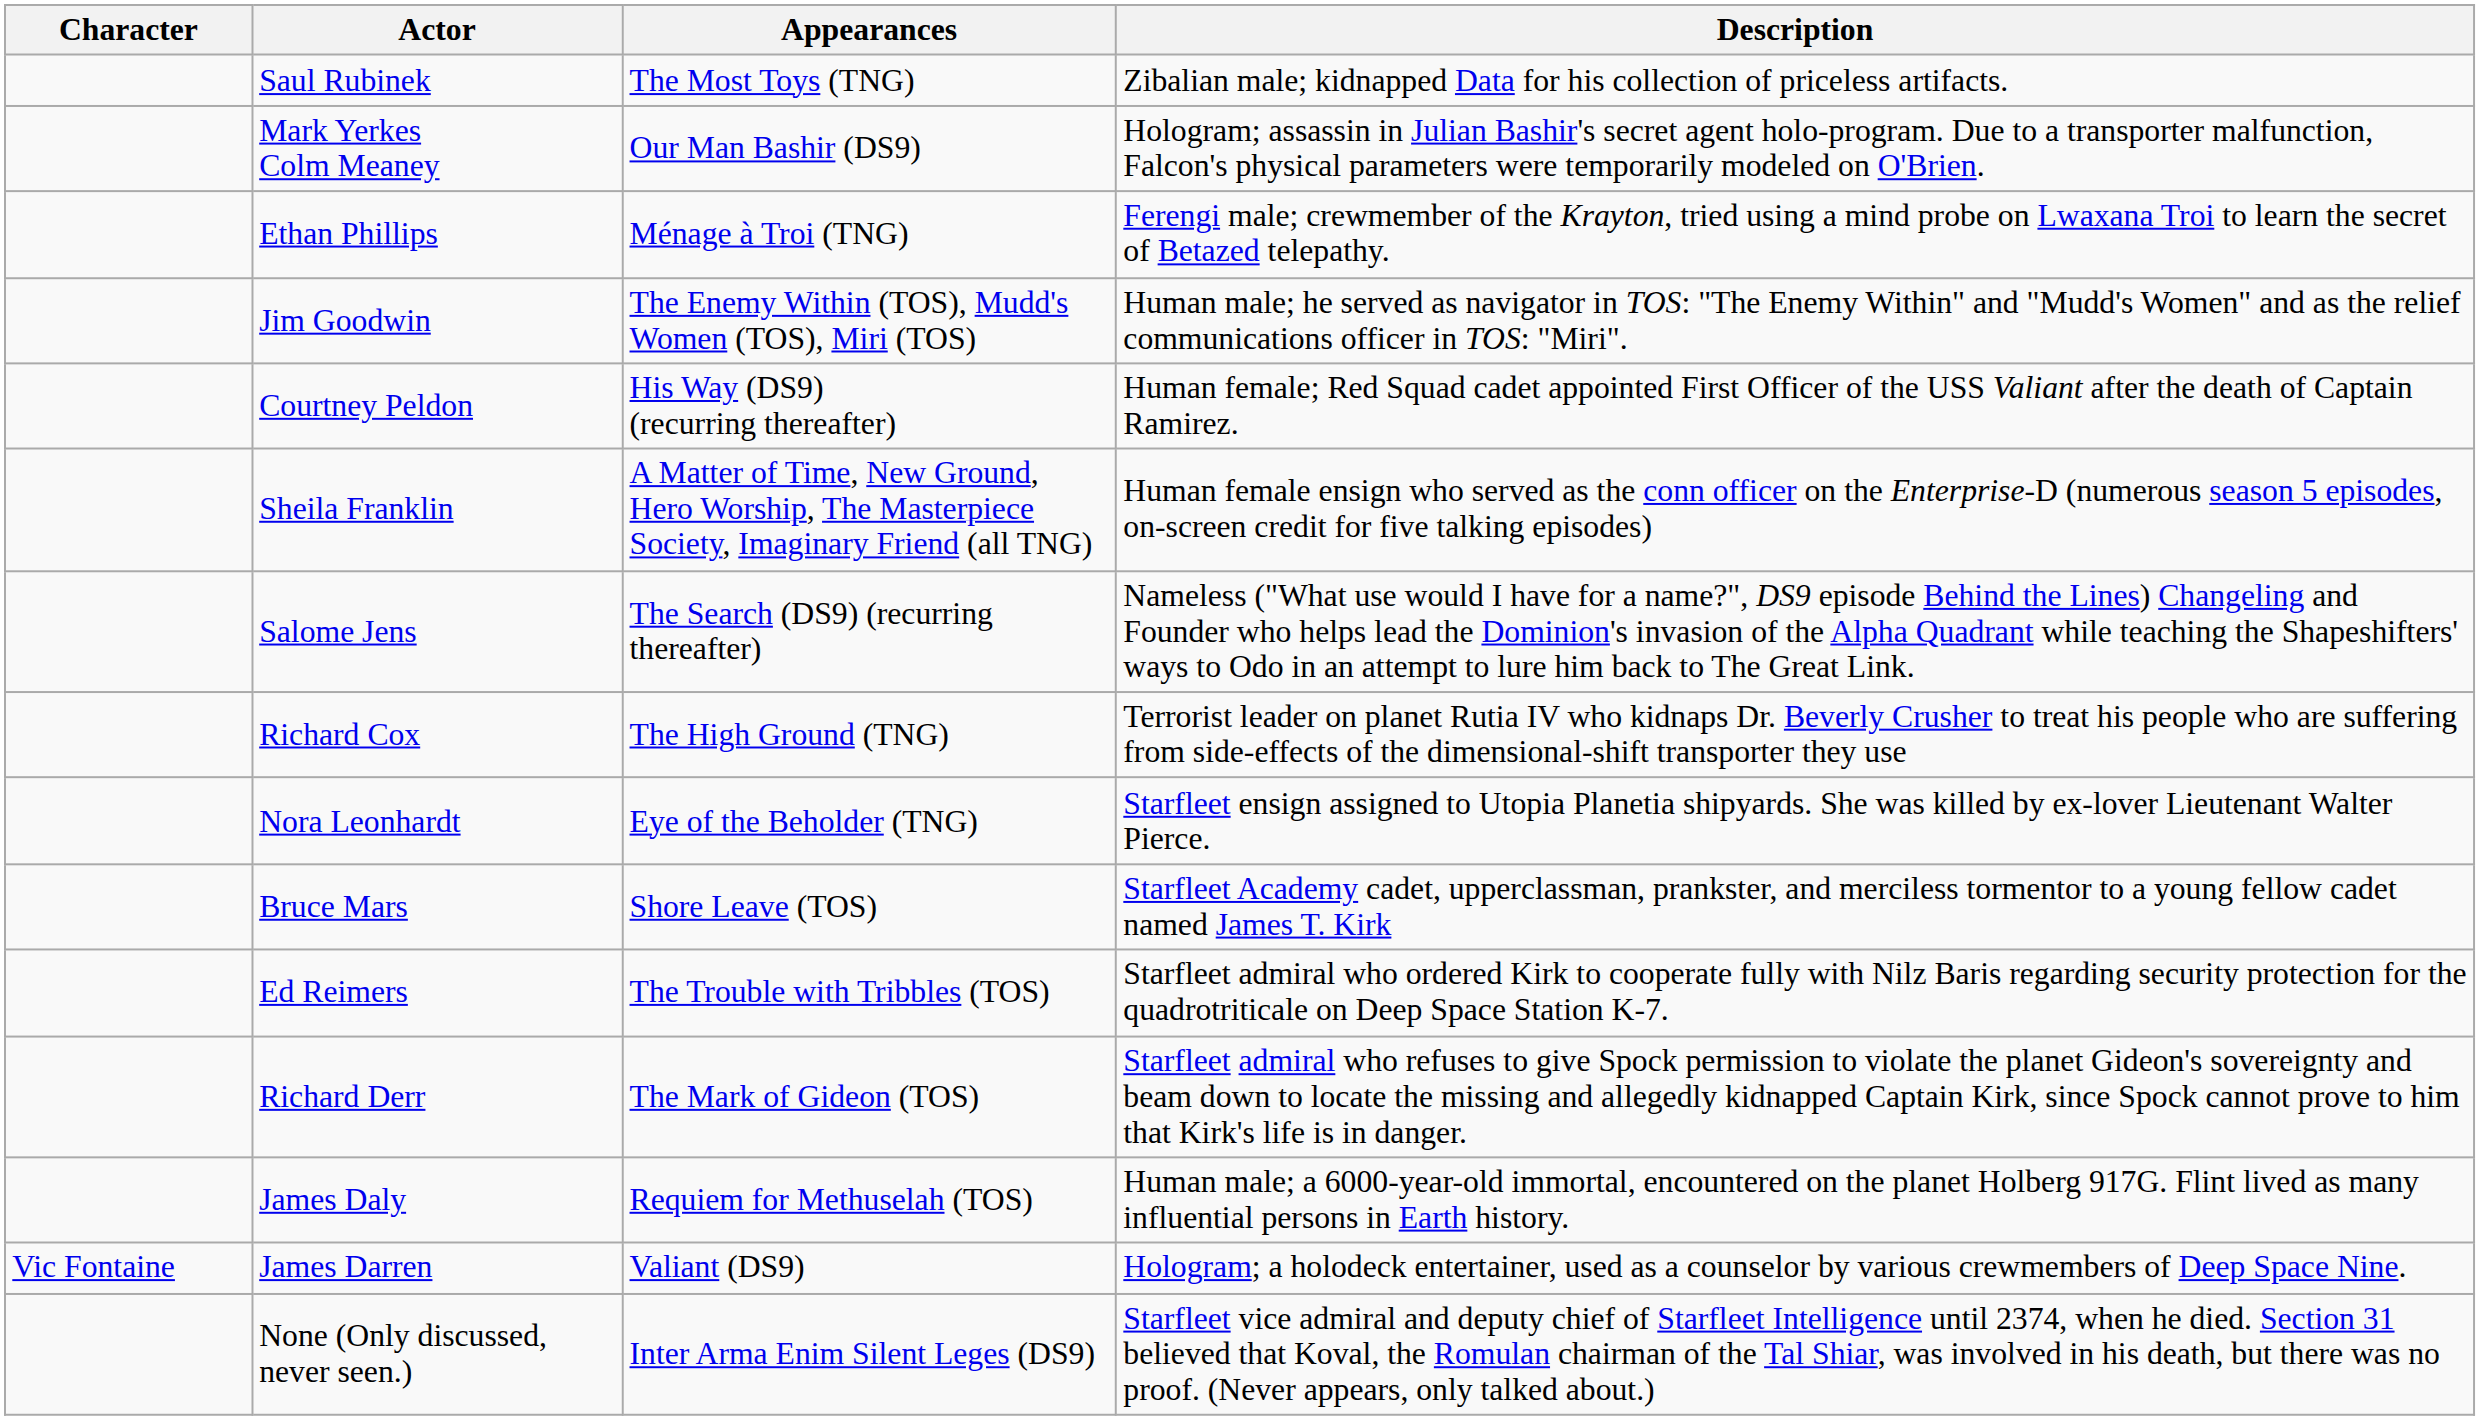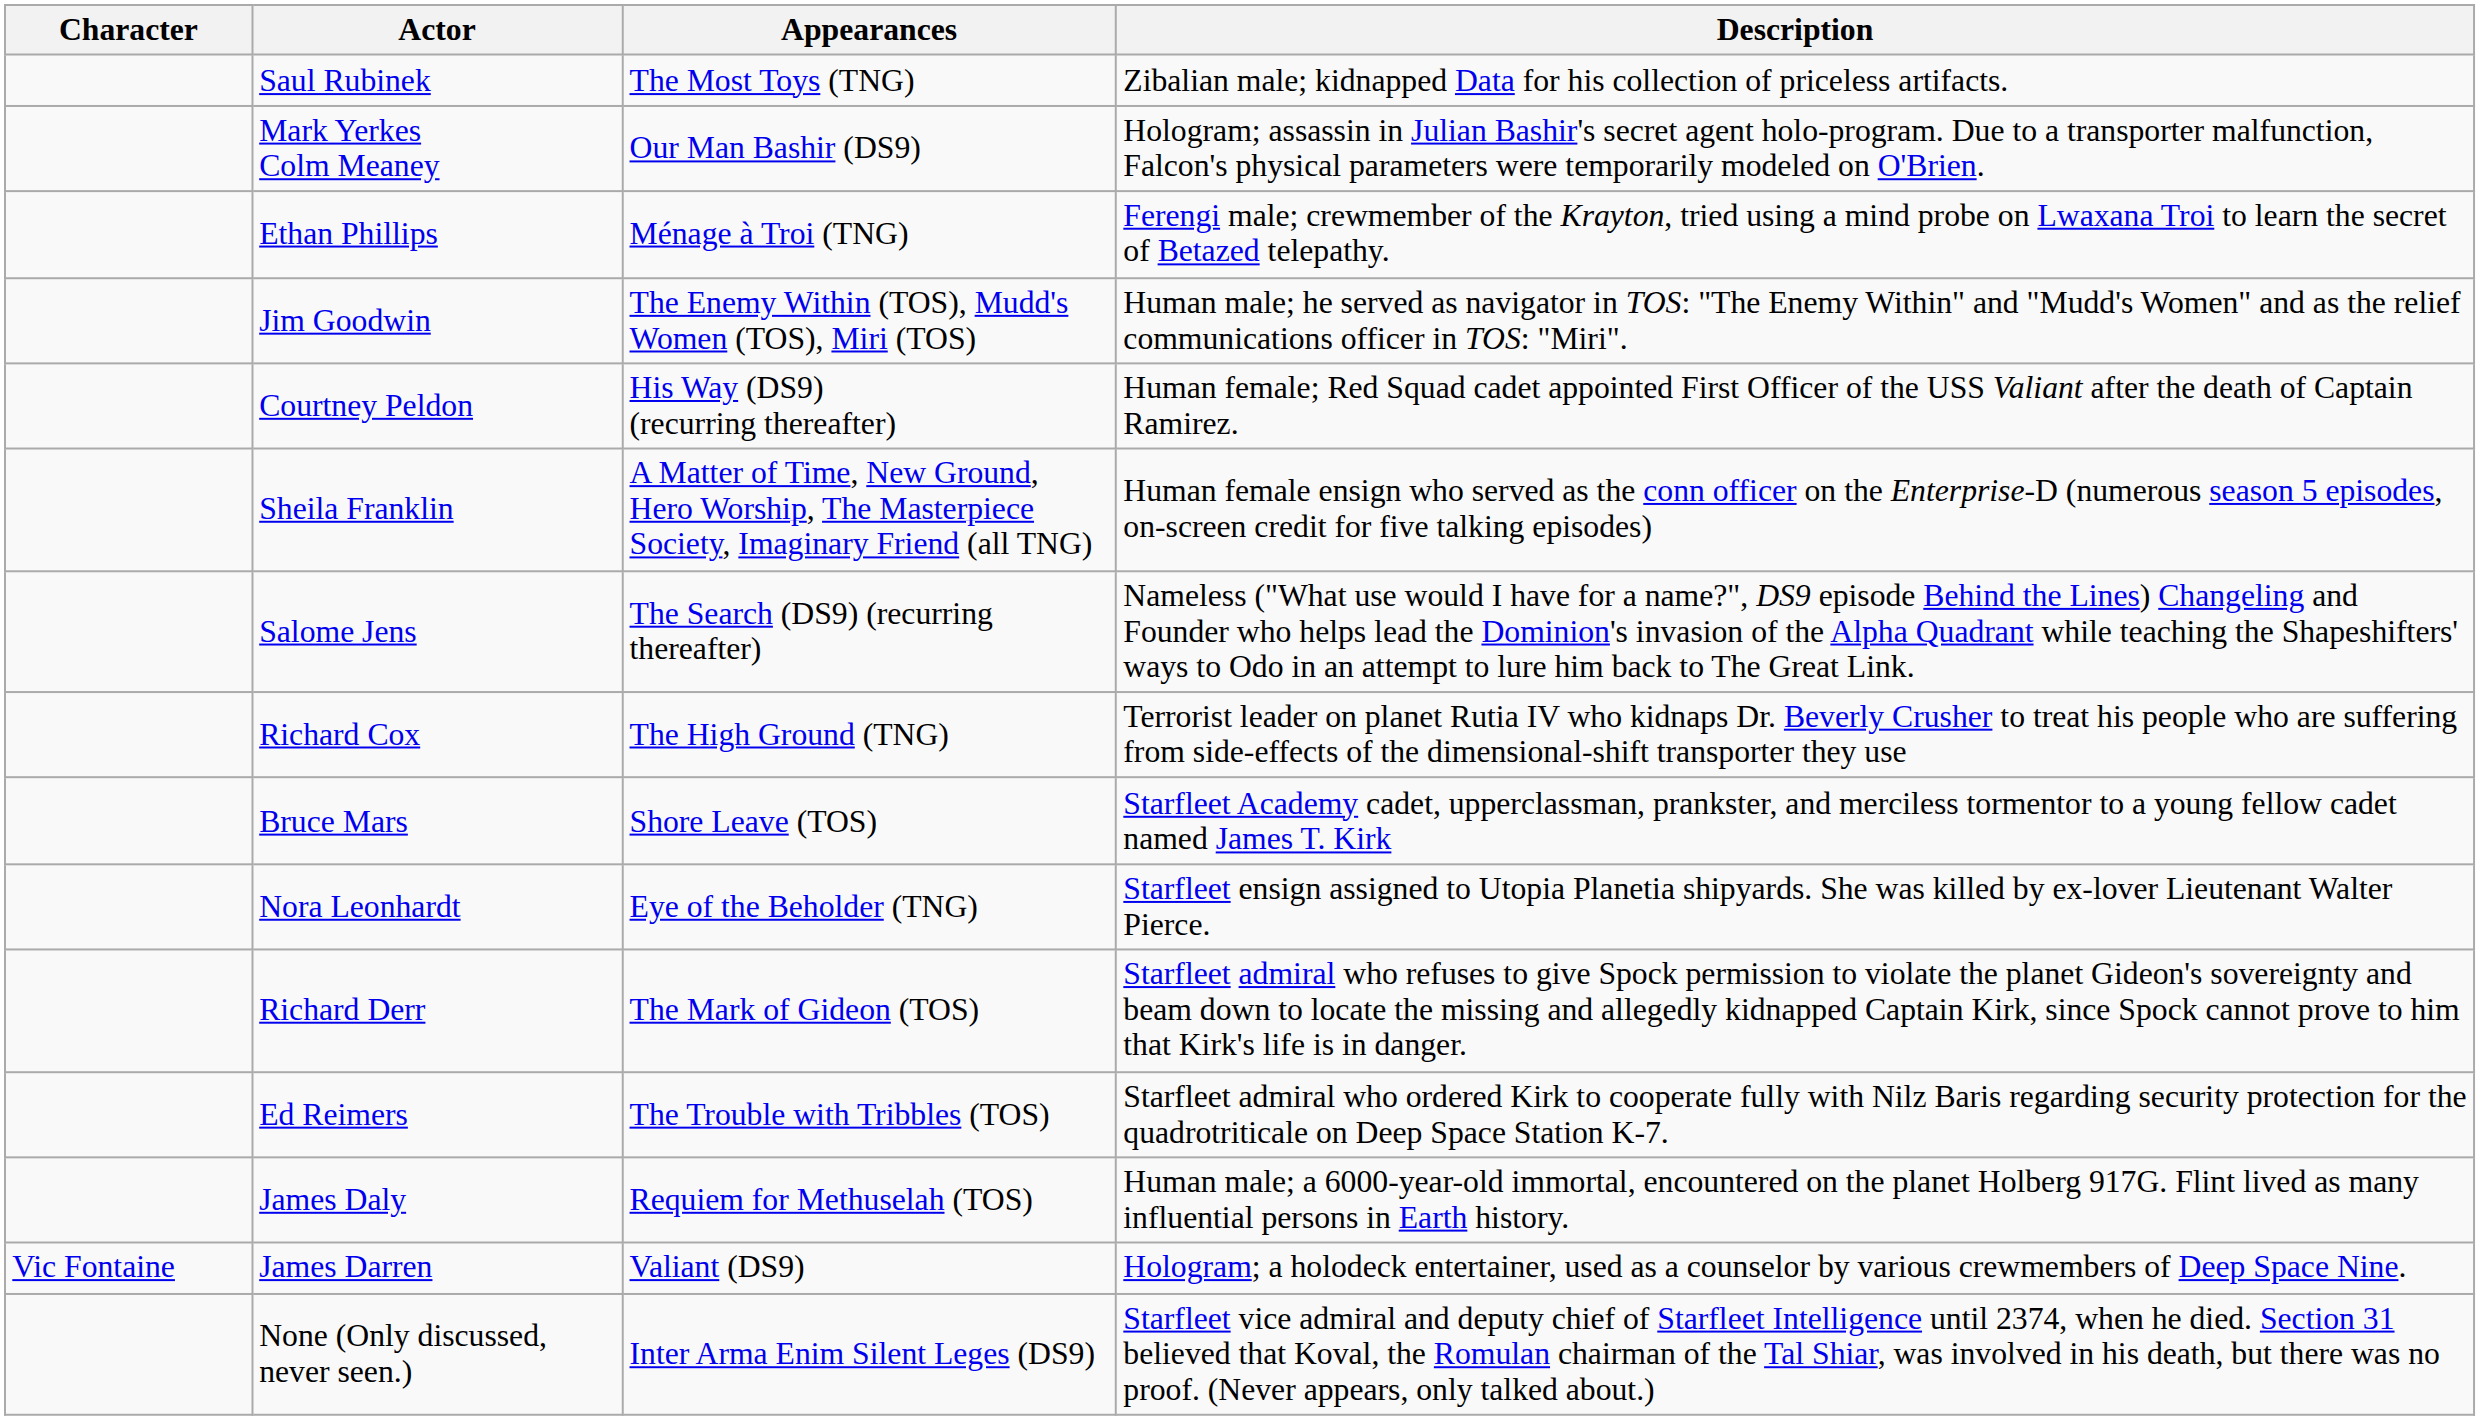rows swapped: (360, 820) <-> (334, 906)
rows swapped: (342, 1095) <-> (334, 992)
